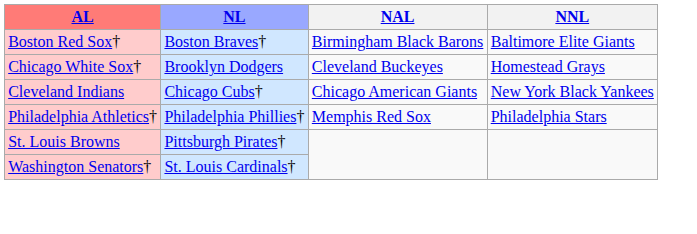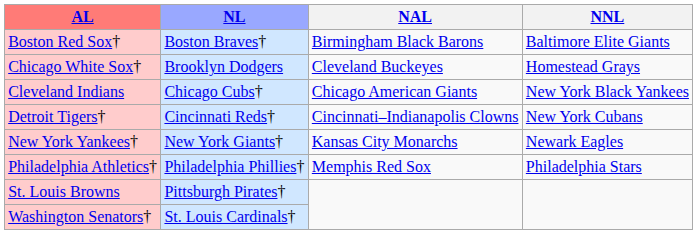+ row: (57, 117)
+ row: (73, 142)
